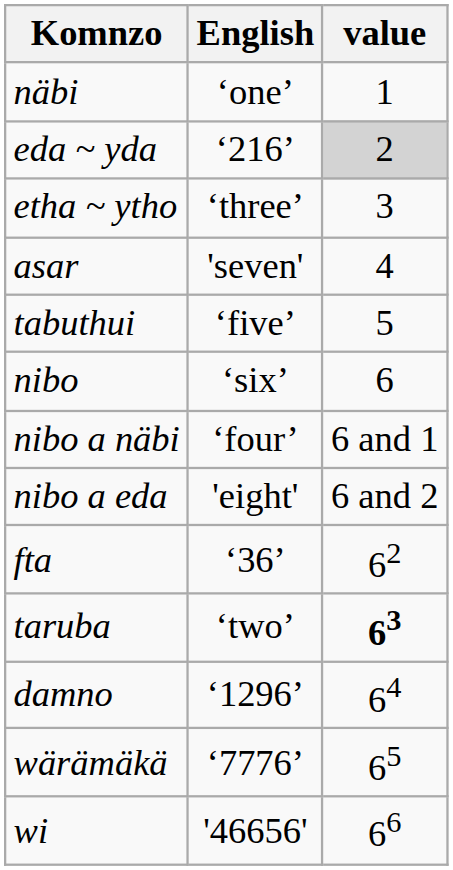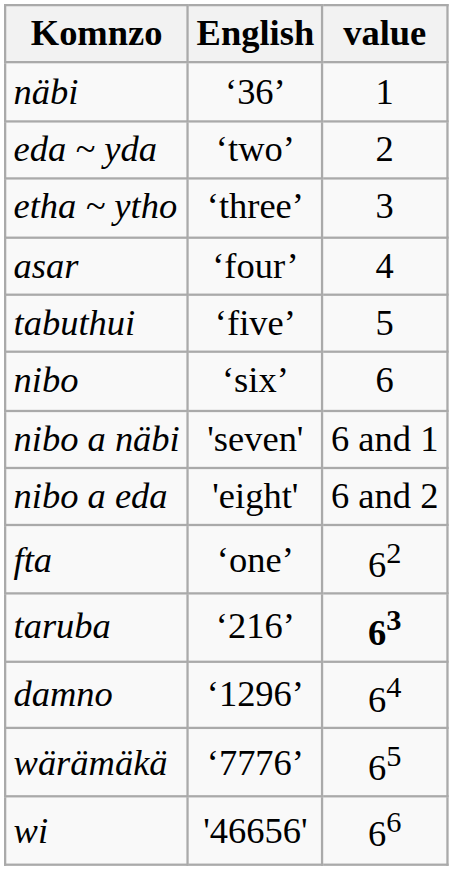(255, 91) ‘one’ -> (255, 91) ‘36’
(255, 149) ‘216’ -> (255, 149) ‘two’
(385, 149) lightgrey background -> (385, 149) no background
(255, 264) 'seven' -> (255, 264) ‘four’
(255, 438) ‘four’ -> (255, 438) 'seven'
(255, 559) ‘36’ -> (255, 559) ‘one’
(255, 626) ‘two’ -> (255, 626) ‘216’
